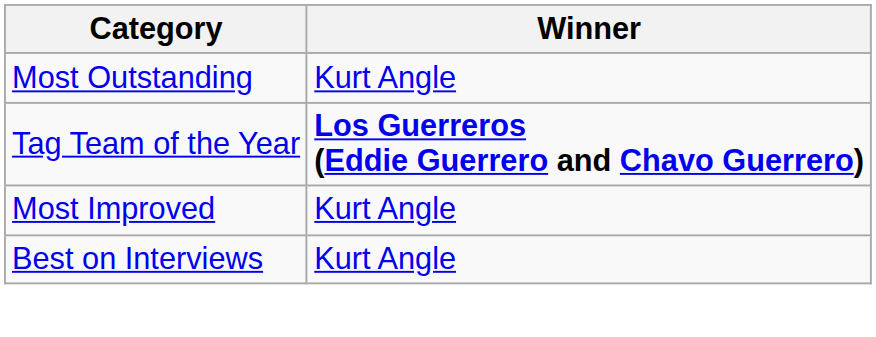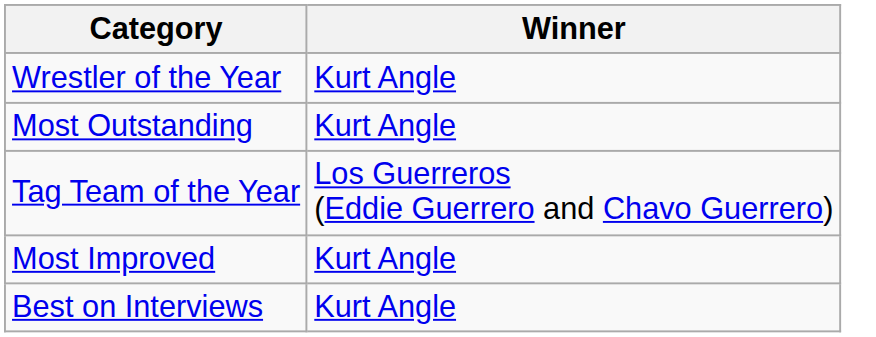+ row: (147, 77)
(589, 143) bold -> (574, 192) normal
